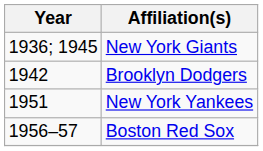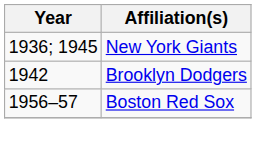- row: (179, 103)
